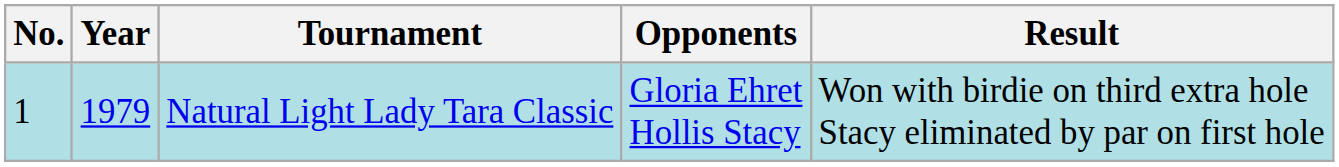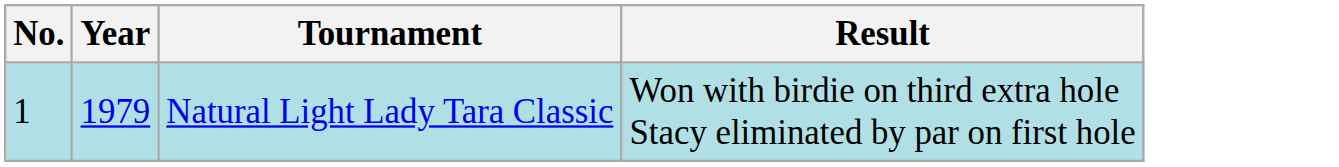- column: (716, 33)
